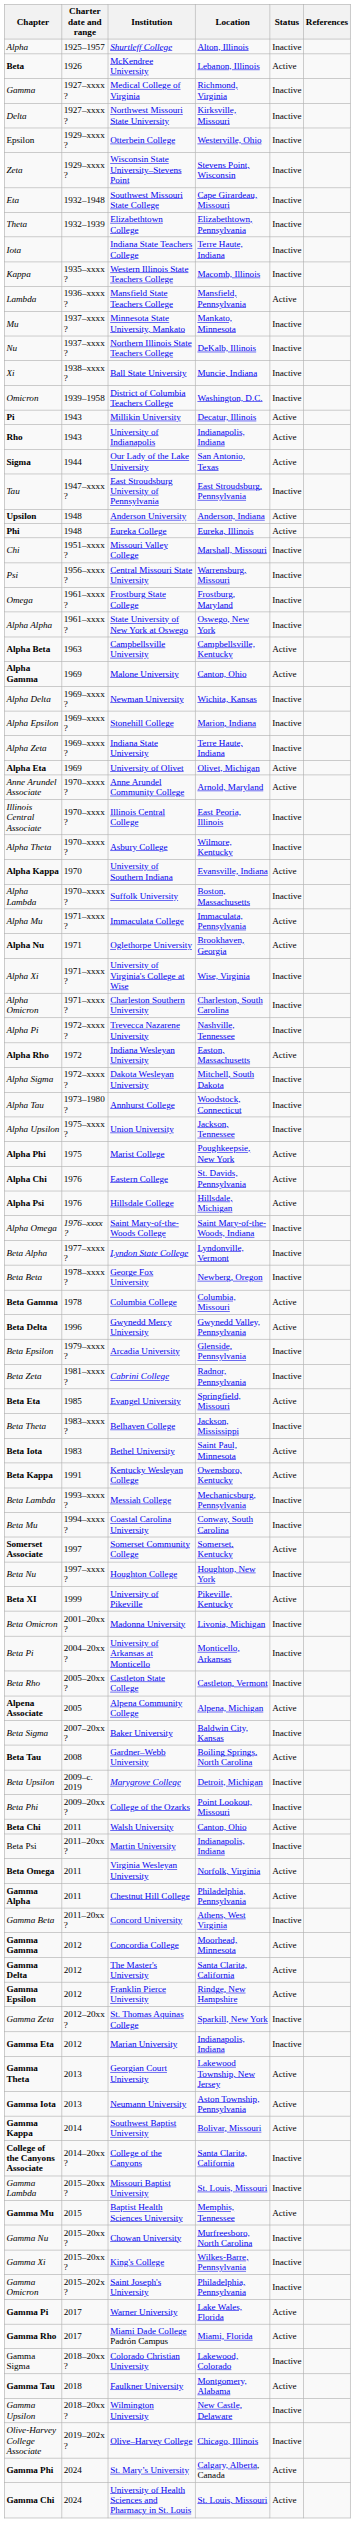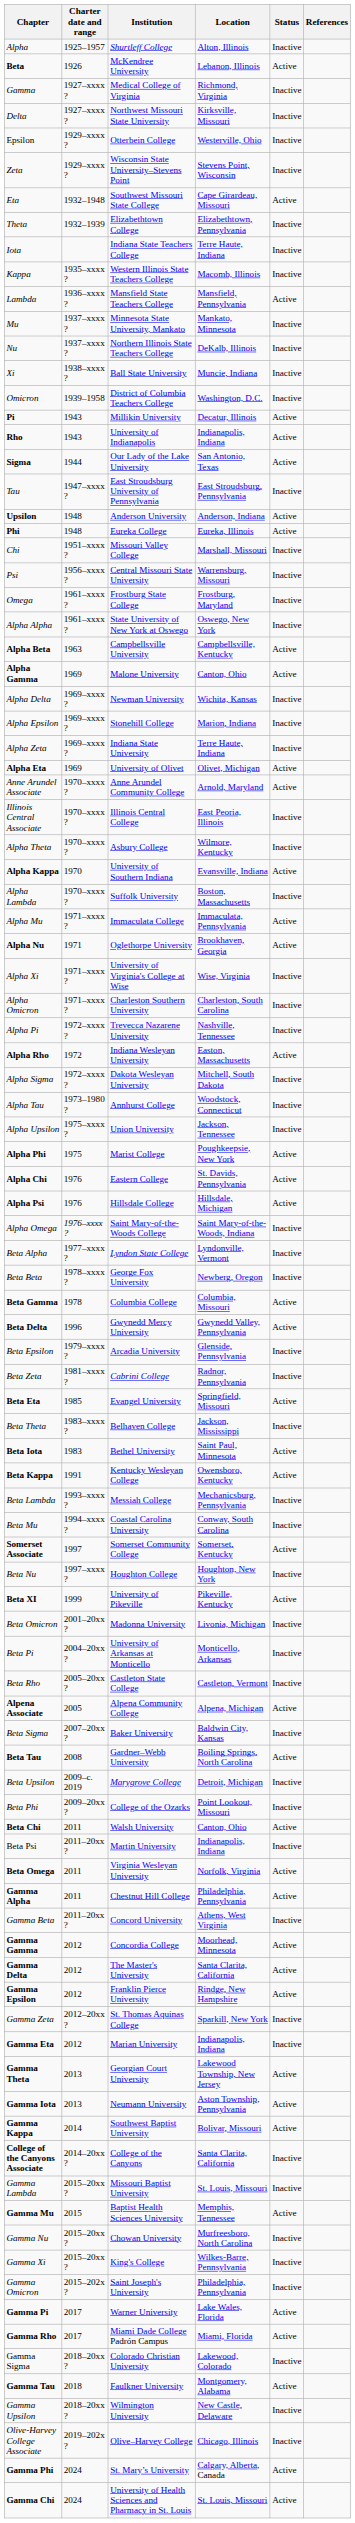(287, 200) Inactive -> (284, 200) Active
